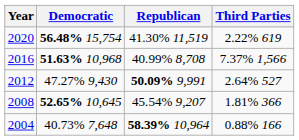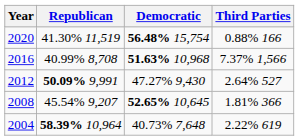columns swapped: (81, 16) <-> (169, 16)
(253, 37) 2.22% 619 -> (253, 37) 0.88% 166
(253, 124) 0.88% 166 -> (253, 124) 2.22% 619
